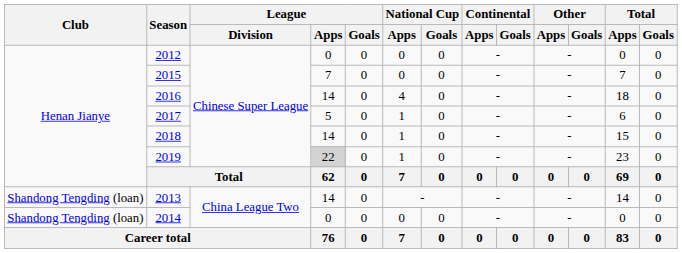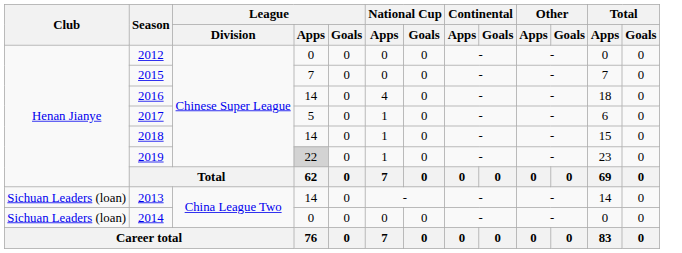(75, 197) Shandong Tengding (loan) -> (67, 197) Sichuan Leaders (loan)
(75, 217) Shandong Tengding (loan) -> (67, 217) Sichuan Leaders (loan)
